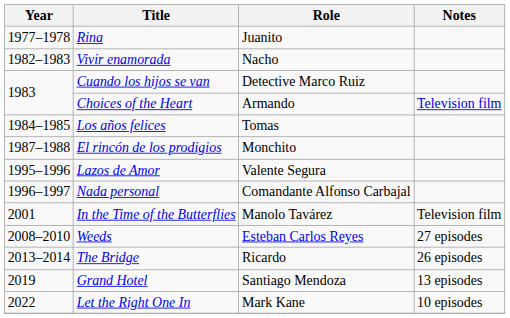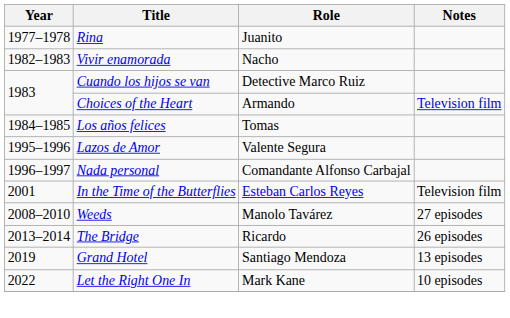- row: (149, 147)
(287, 214) Manolo Tavárez -> (303, 192) Esteban Carlos Reyes
(303, 236) Esteban Carlos Reyes -> (287, 214) Manolo Tavárez
